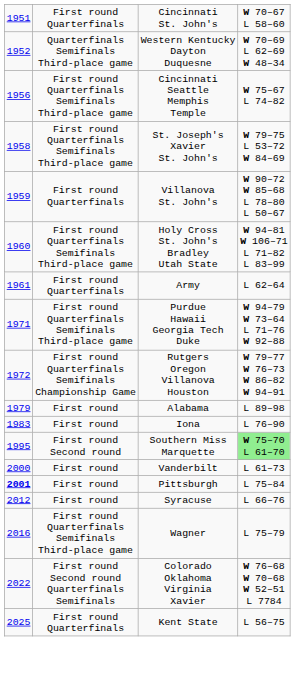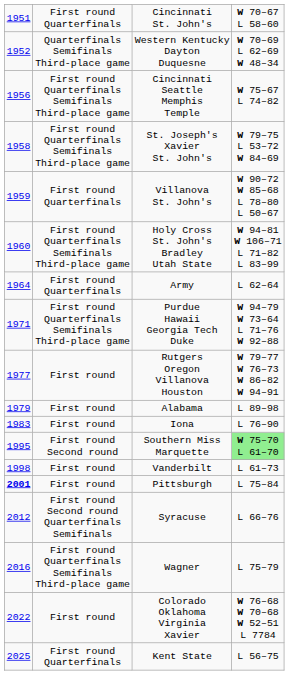(19, 286) 1961 -> (19, 286) 1964
(19, 375) 1972 -> (19, 375) 1977
(86, 375) First round Quarterfinals Semifinals Championship Game -> (83, 375) First round
(19, 468) 2000 -> (19, 468) 1998
(86, 500) First round -> (83, 517) First round Second round Quarterfinals Semifinals
(86, 584) First round Second round Quarterfinals Semifinals -> (83, 618) First round
